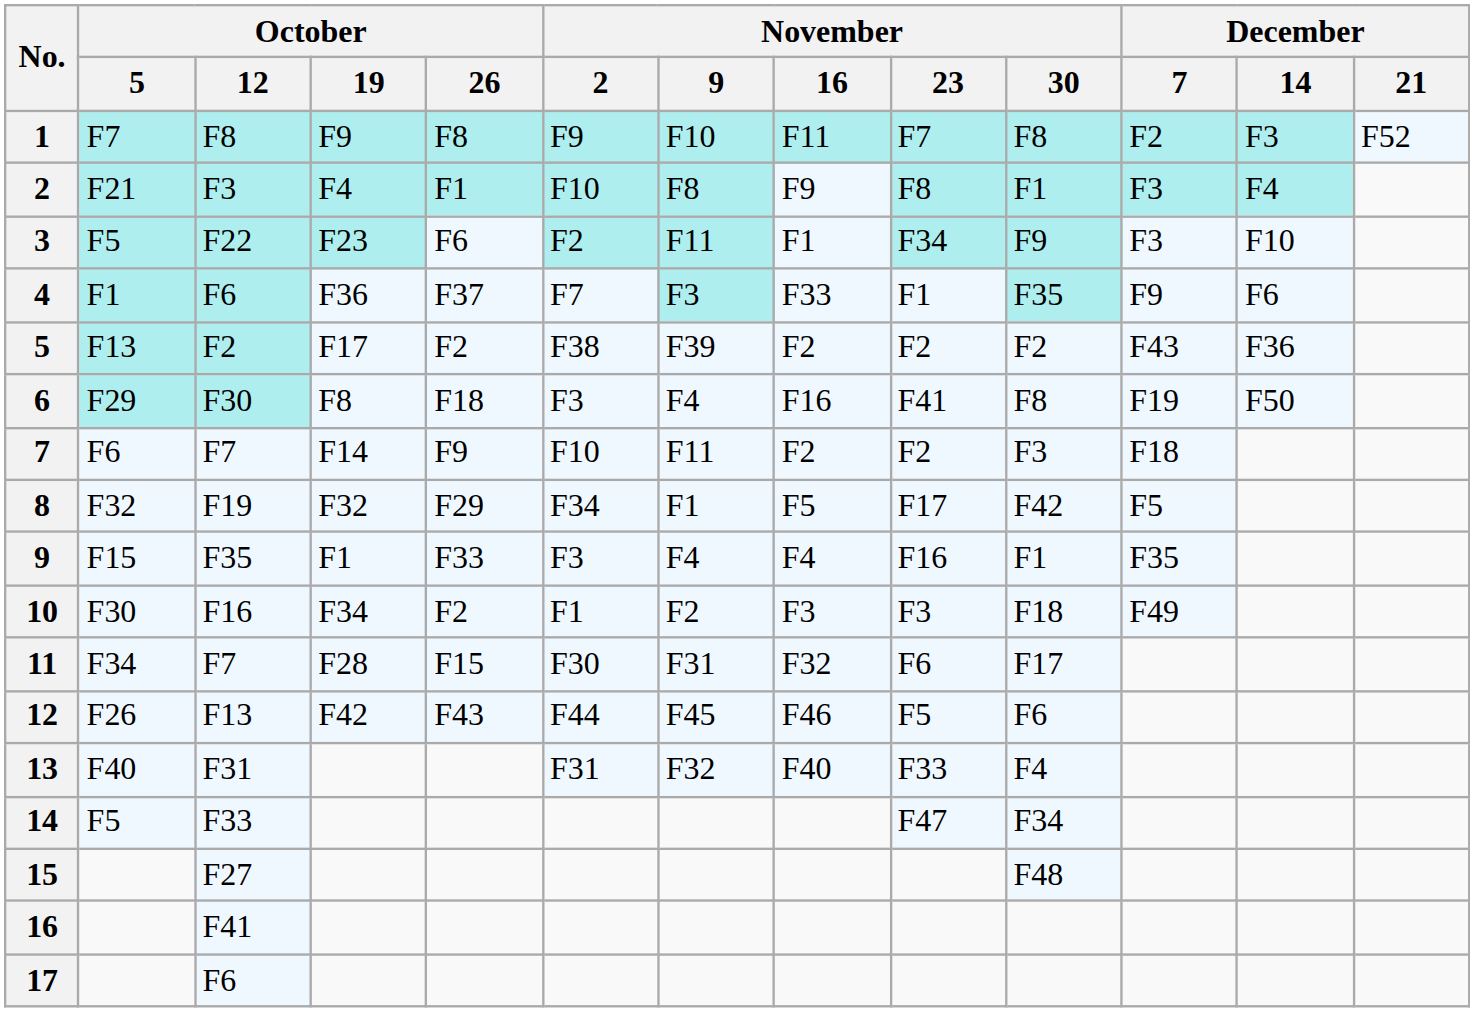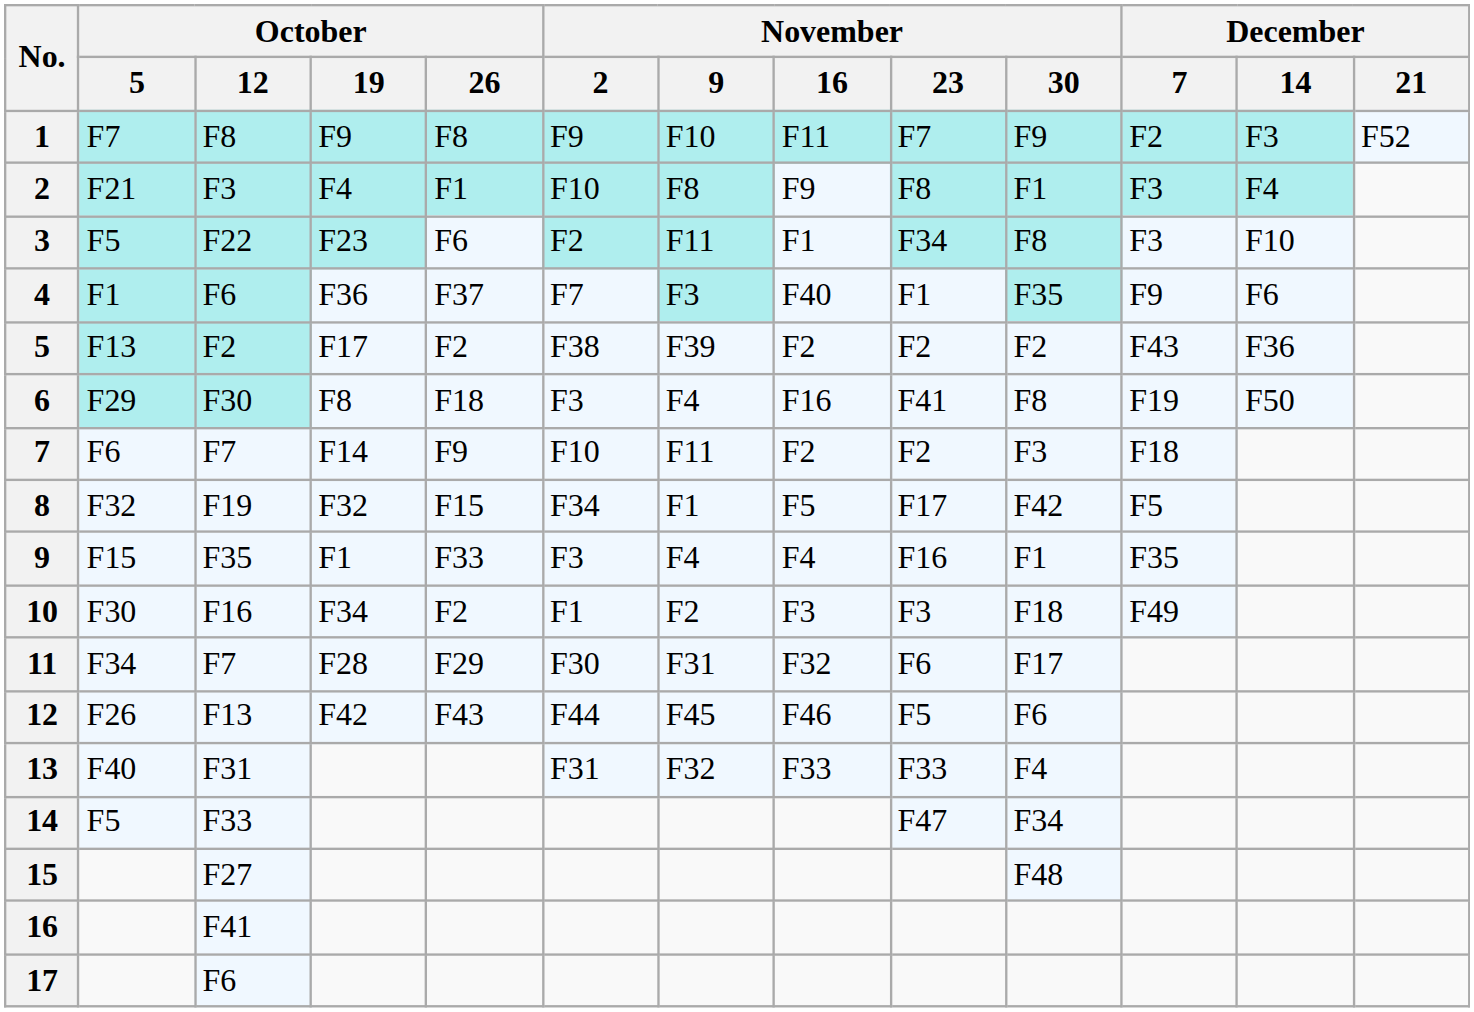(1030, 135) F8 -> (1030, 135) F9
(1030, 241) F9 -> (1030, 241) F8
(807, 294) F33 -> (807, 294) F40
(459, 505) F29 -> (459, 505) F15
(459, 663) F15 -> (459, 663) F29
(807, 768) F40 -> (807, 768) F33
